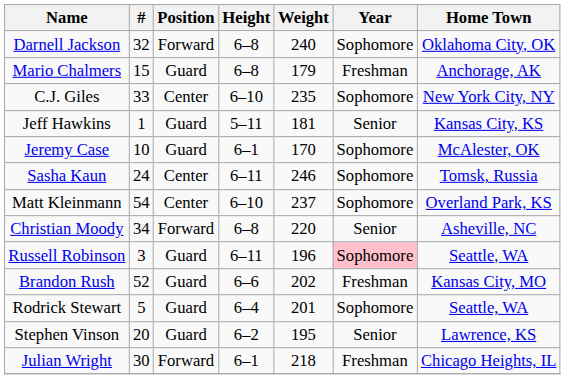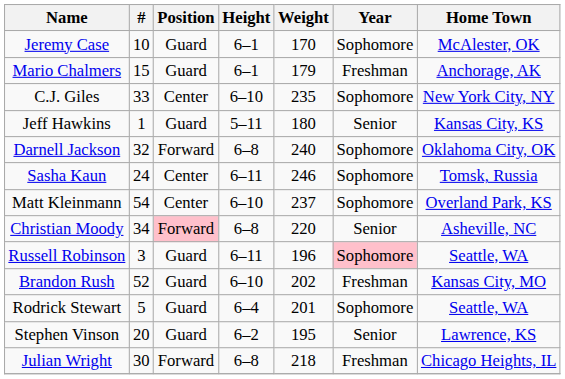rows swapped: (67, 149) <-> (67, 44)
(246, 70) 6–8 -> (246, 70) 6–1
(303, 123) 181 -> (303, 123) 180
(186, 228) no background -> (186, 228) pink background
(246, 281) 6–6 -> (246, 281) 6–10
(246, 360) 6–1 -> (246, 360) 6–8
